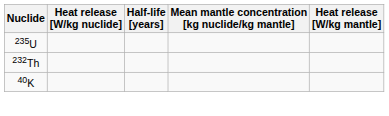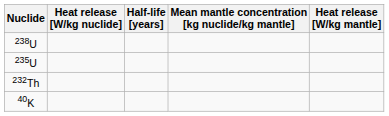+ row: (26, 42)
